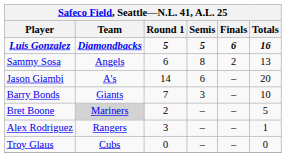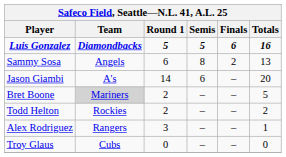- row: (33, 95)
+ row: (33, 111)
